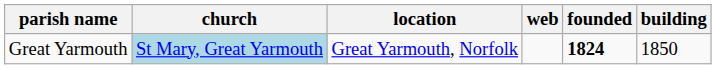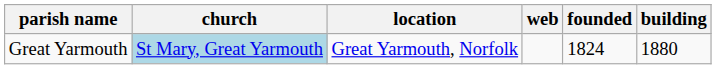(586, 48) bold -> (586, 48) normal
(659, 48) 1850 -> (659, 48) 1880
